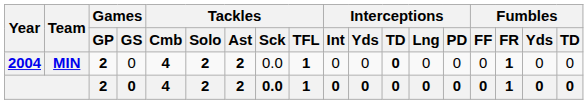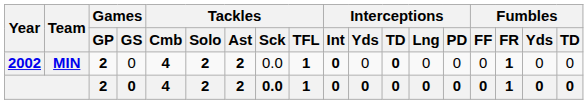(24, 63) 2004 -> (24, 63) 2002
(336, 63) normal -> (336, 63) bold
